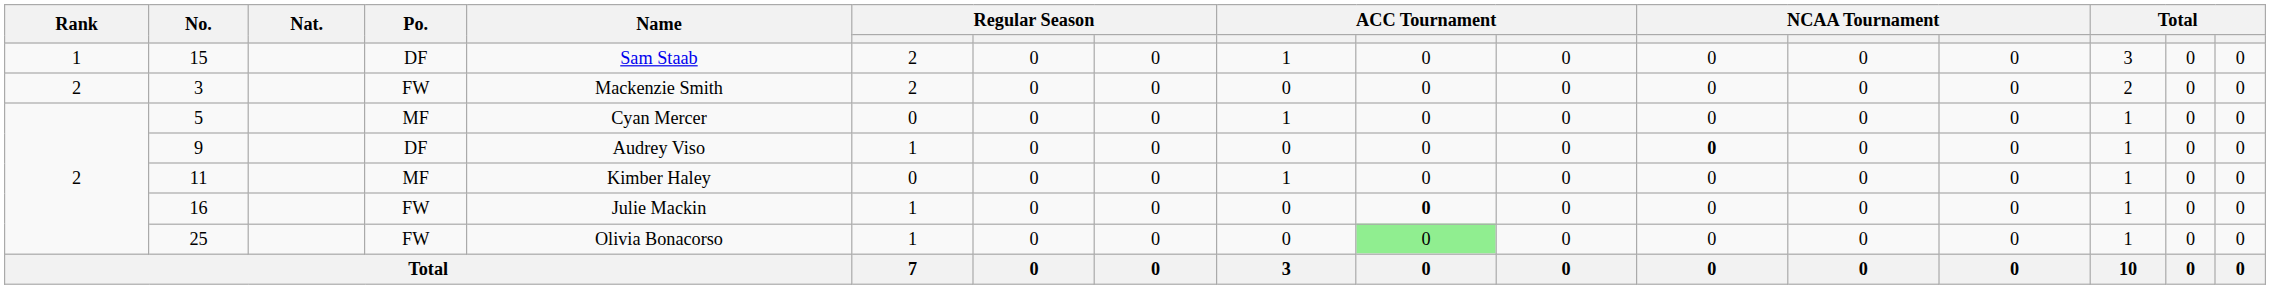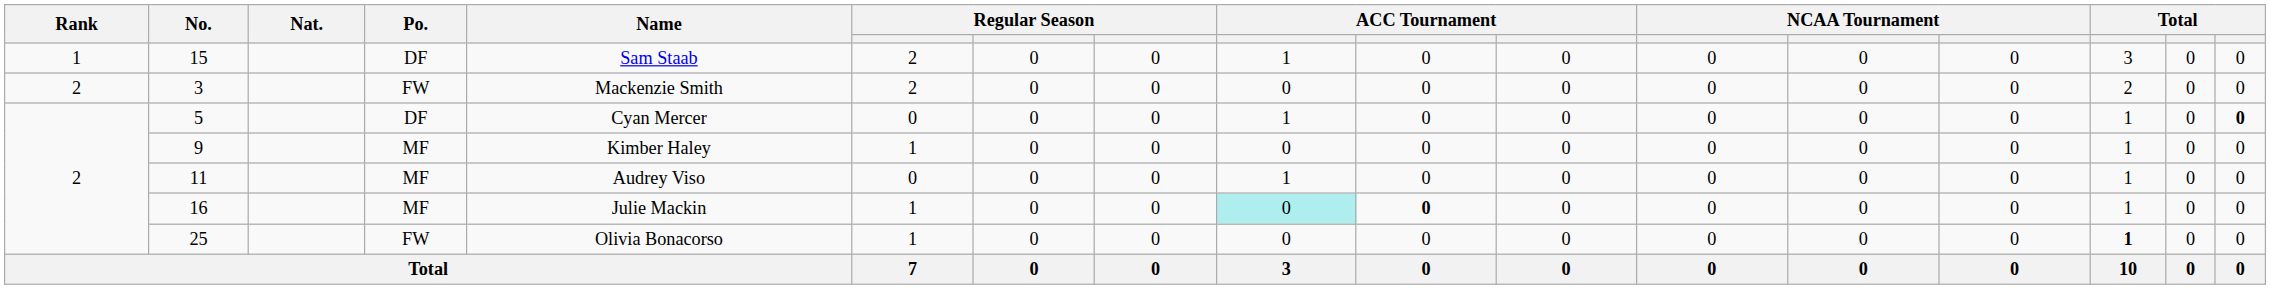(416, 118) MF -> (416, 118) DF
(2240, 118) normal -> (2240, 118) bold
(416, 148) DF -> (416, 148) MF
(659, 148) Audrey Viso -> (659, 148) Kimber Haley
(1712, 148) bold -> (1712, 148) normal
(659, 178) Kimber Haley -> (659, 178) Audrey Viso
(416, 208) FW -> (416, 208) MF
(1286, 208) no background -> (1286, 208) paleturquoise background
(1426, 238) lightgreen background -> (1426, 238) no background
(2128, 238) normal -> (2128, 238) bold
